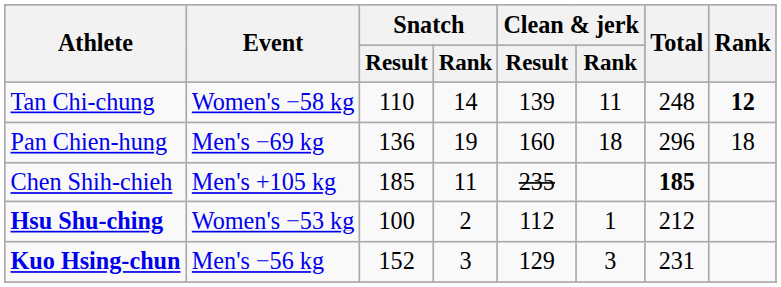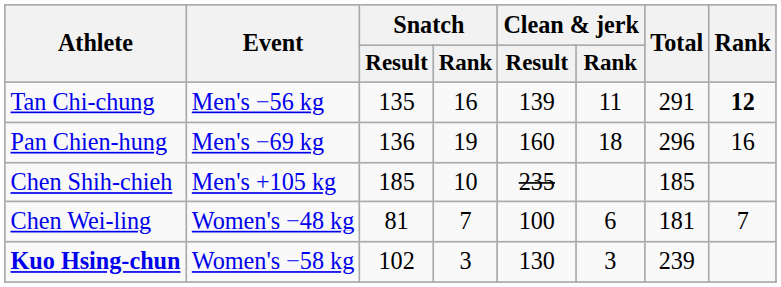(273, 102) Women's −58 kg -> (258, 102) Men's −56 kg
(397, 102) 110 -> (397, 102) 135
(465, 102) 14 -> (465, 102) 16
(677, 102) 248 -> (677, 102) 291
(743, 142) 18 -> (743, 142) 16
(465, 182) 11 -> (465, 182) 10
(677, 182) bold -> (677, 182) normal
+ row: (81, 222)
- row: (87, 222)
(258, 262) Men's −56 kg -> (273, 262) Women's −58 kg
(397, 262) 152 -> (397, 262) 102
(537, 262) 129 -> (537, 262) 130
(677, 262) 231 -> (677, 262) 239
